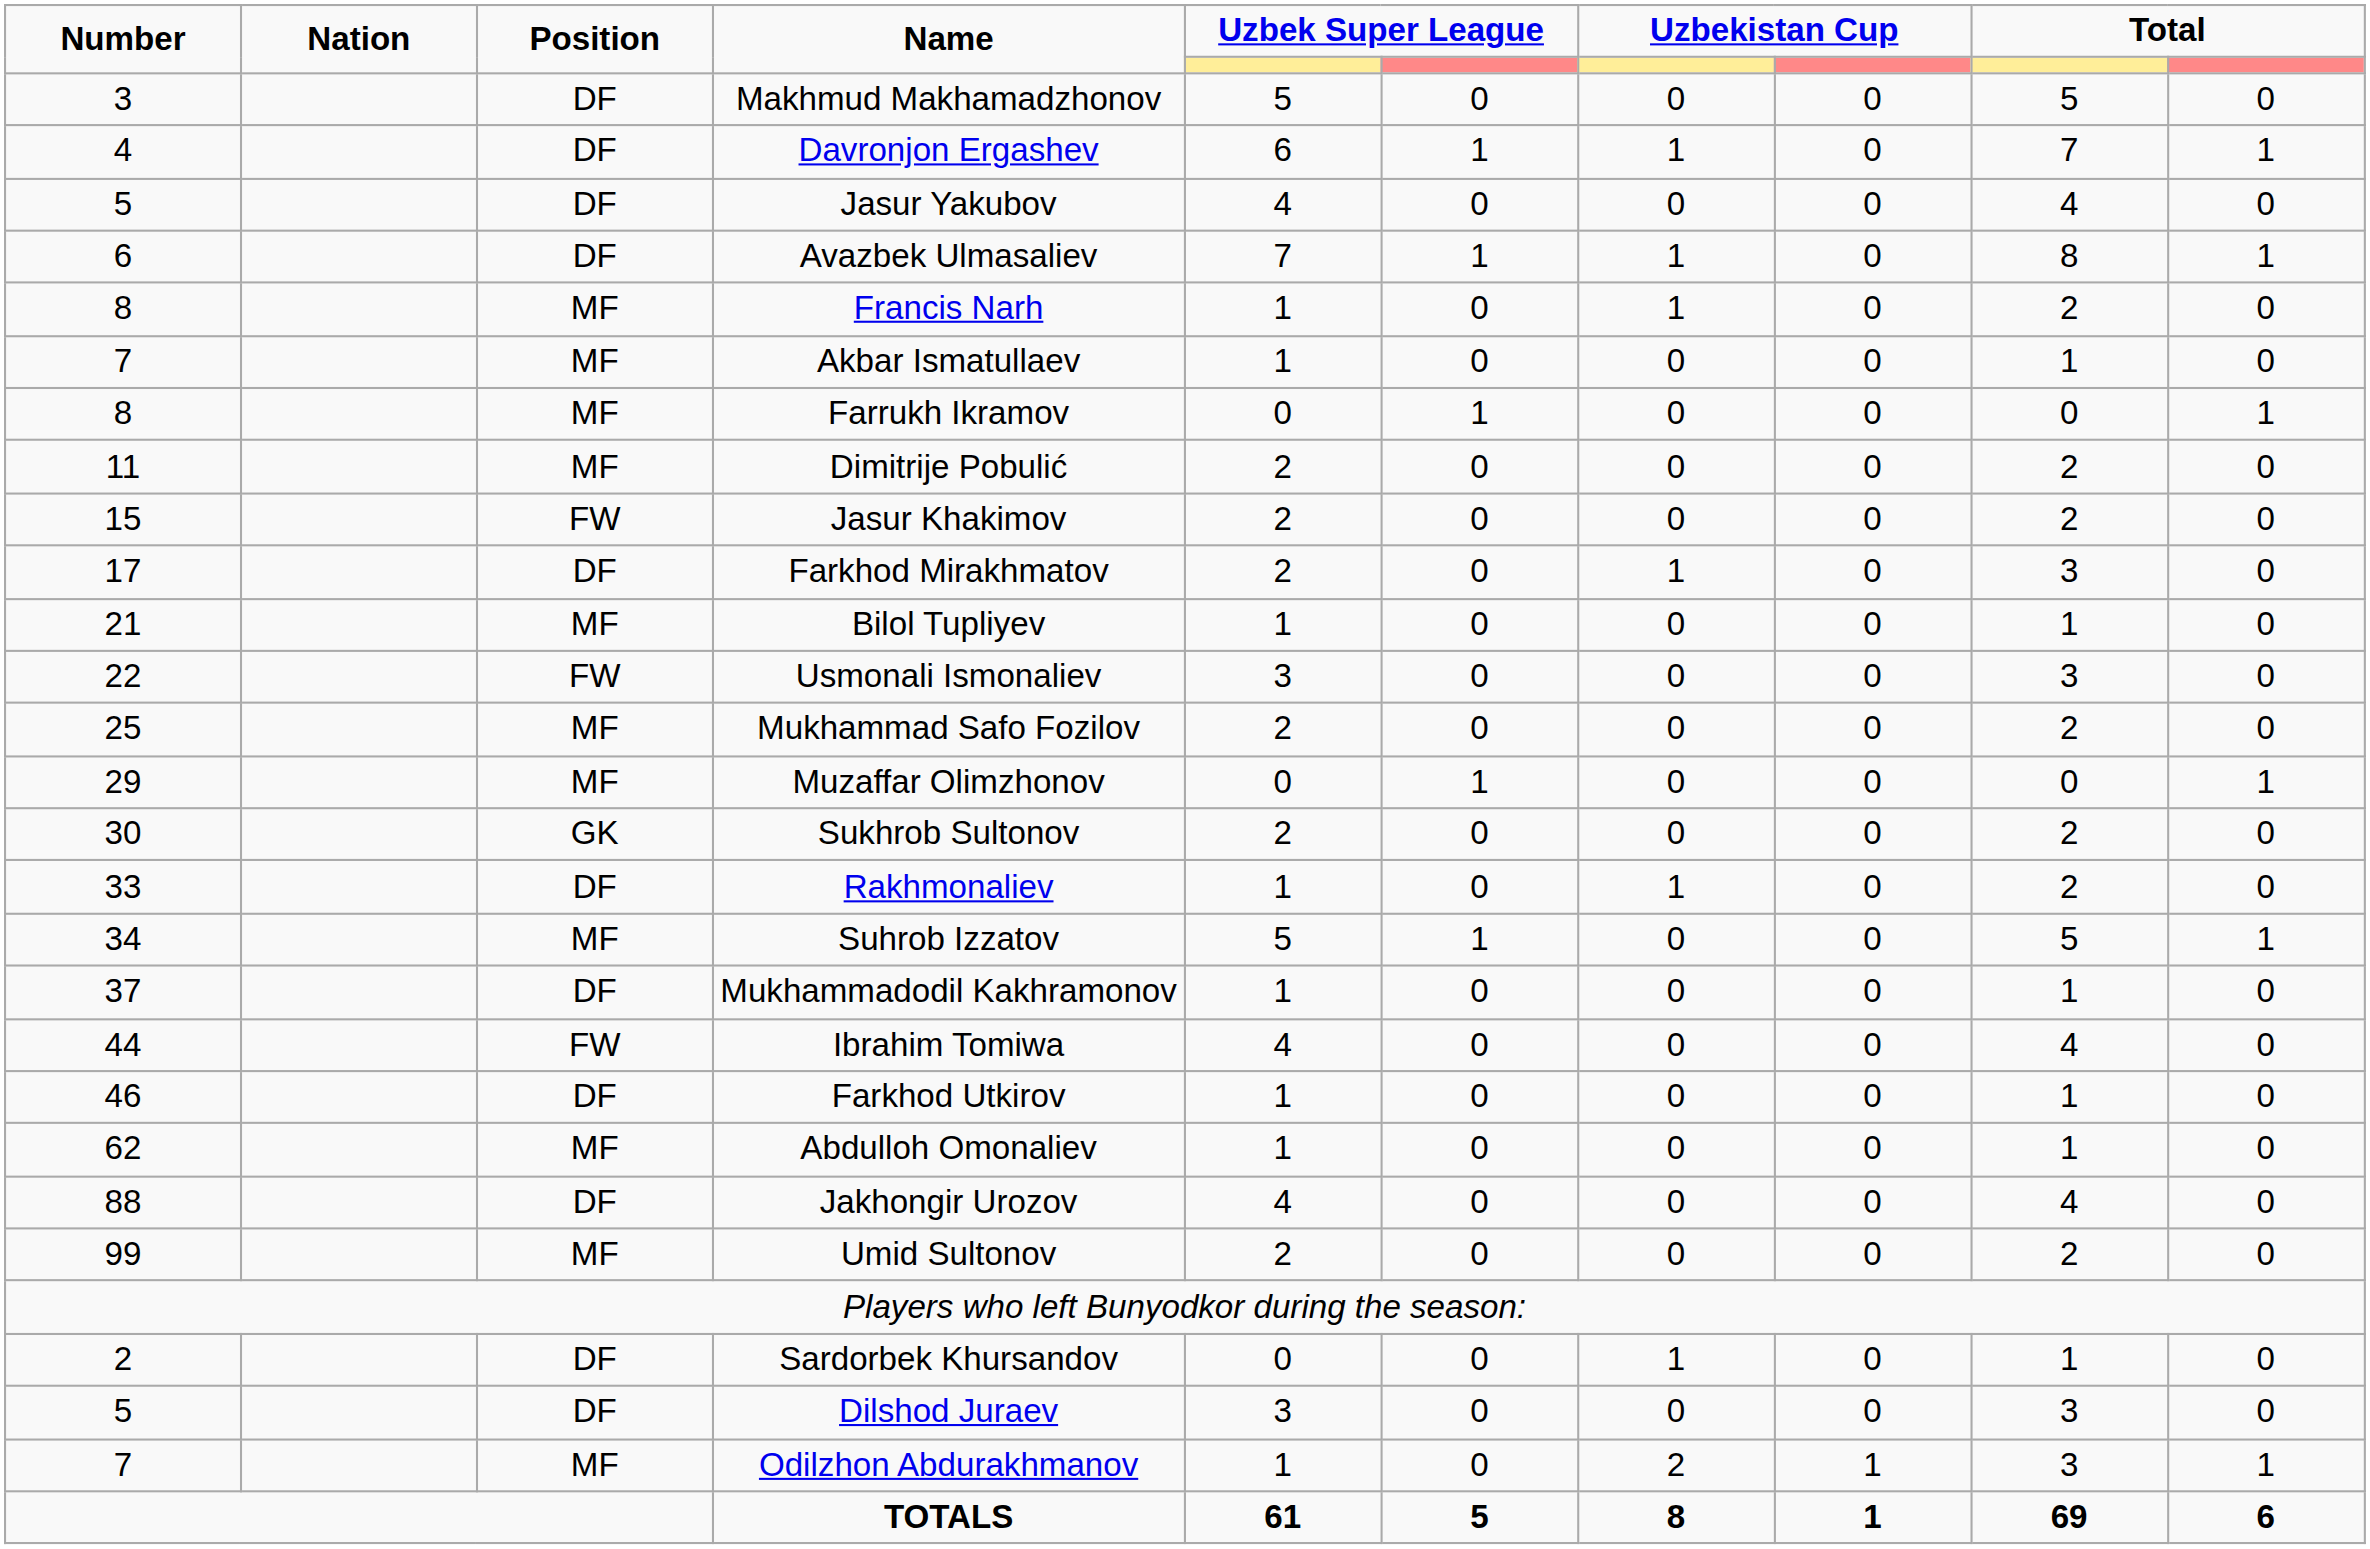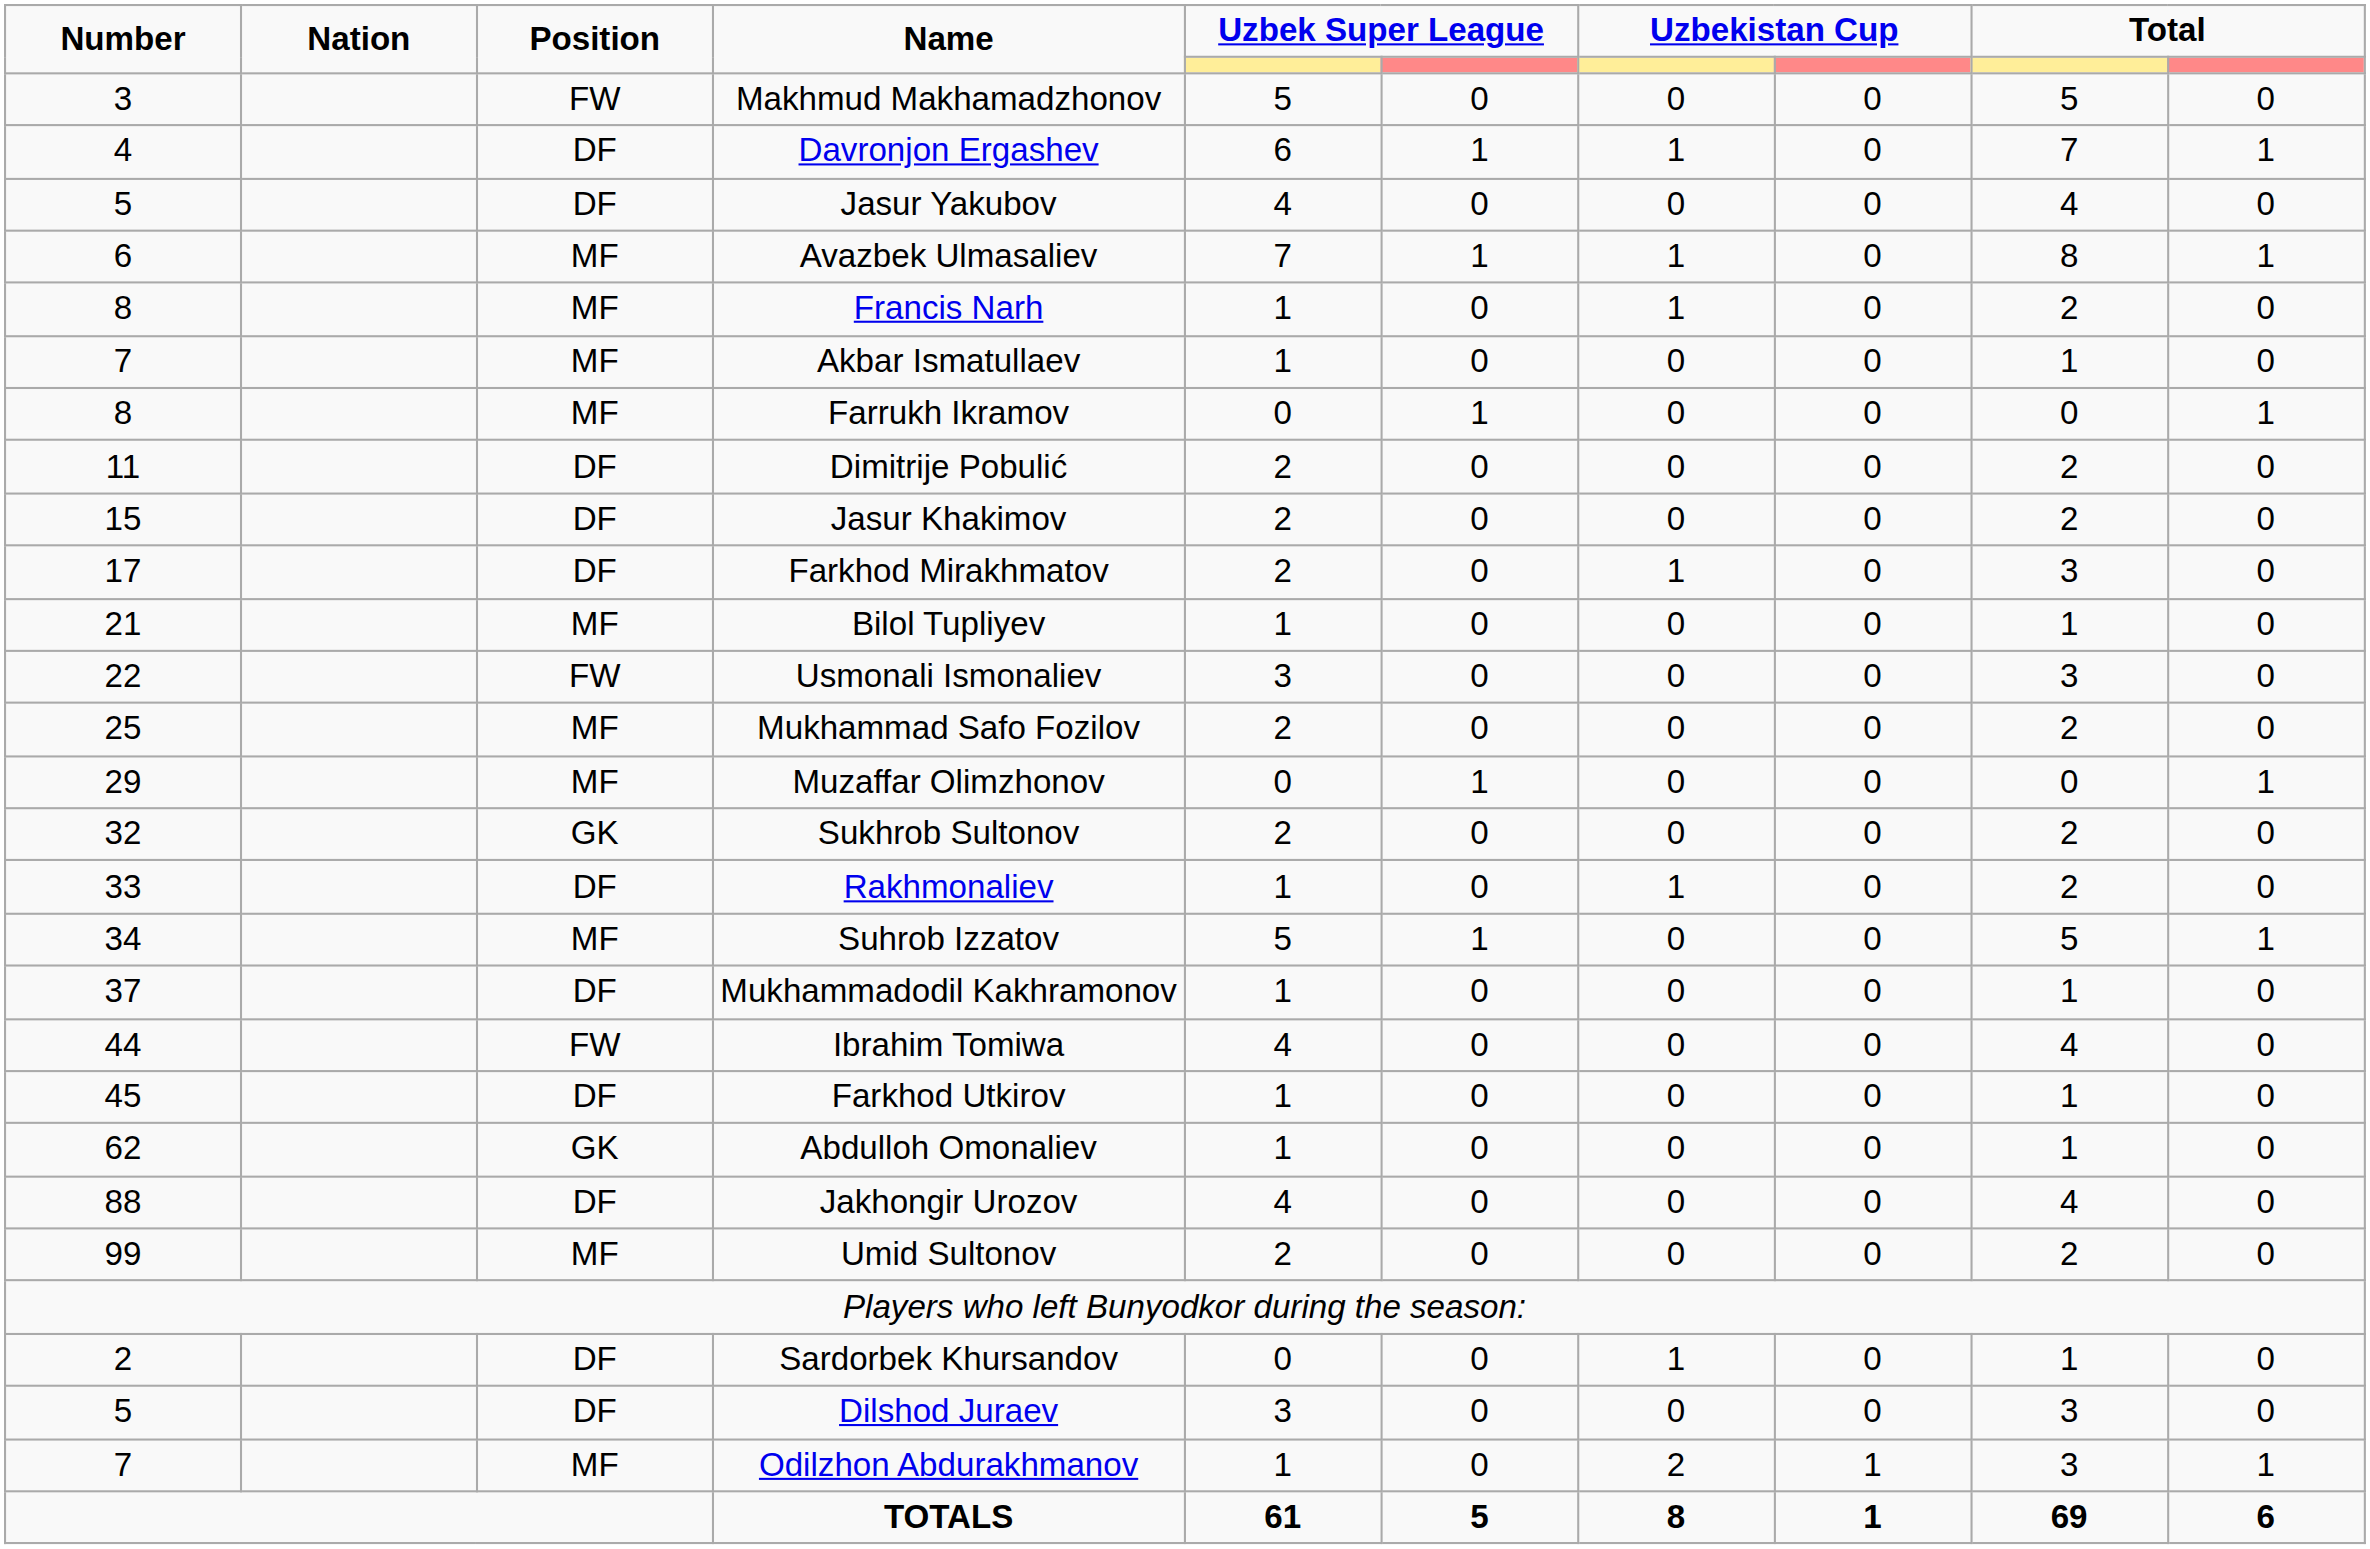(595, 98) DF -> (595, 98) FW
(595, 256) DF -> (595, 256) MF
(595, 466) MF -> (595, 466) DF
(595, 518) FW -> (595, 518) DF
(123, 833) 30 -> (123, 833) 32
(123, 1096) 46 -> (123, 1096) 45
(595, 1149) MF -> (595, 1149) GK
